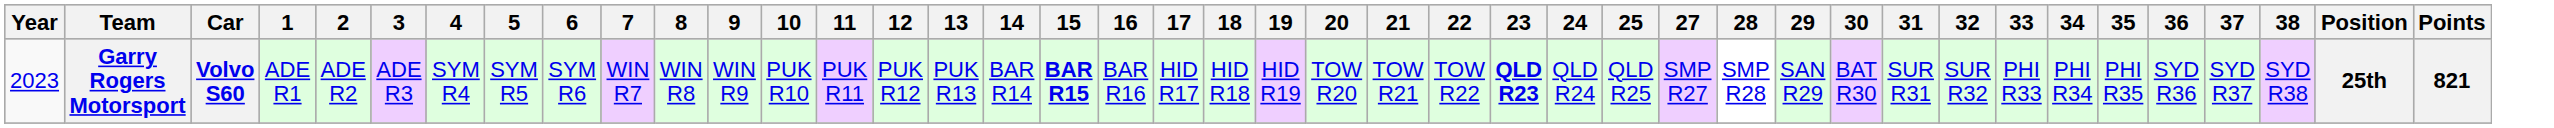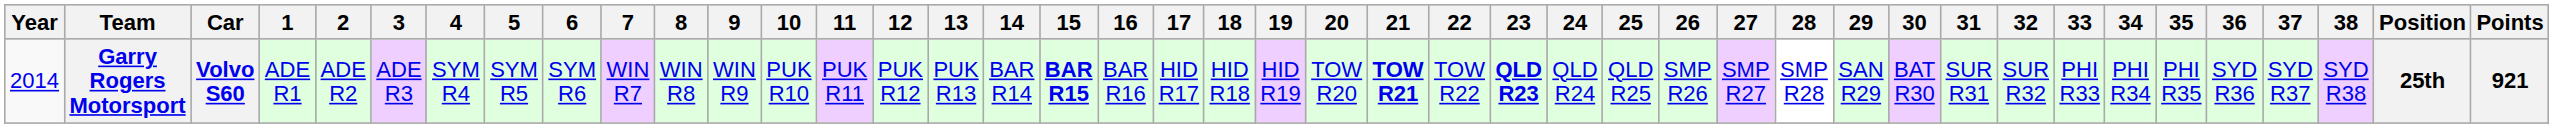+ column: (1688, 22)
(35, 81) 2023 -> (35, 81) 2014
(1398, 81) normal -> (1398, 81) bold
(2452, 81) 821 -> (2510, 81) 921
